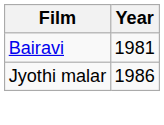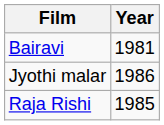+ row: (50, 104)
